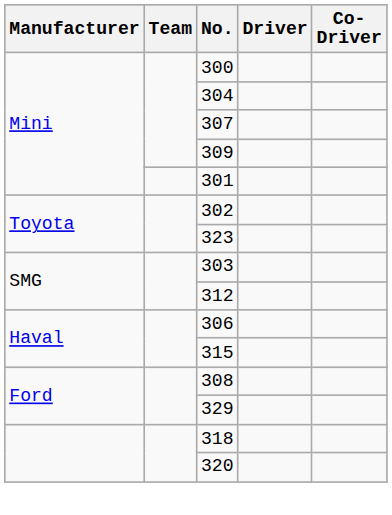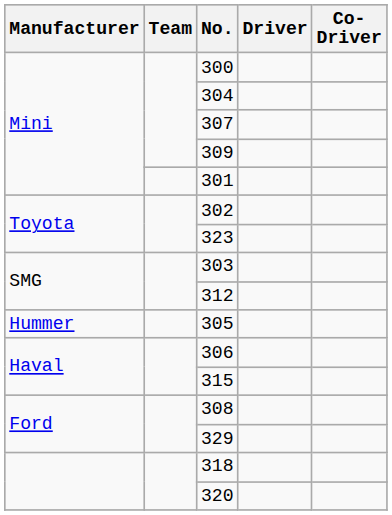+ row: (217, 324)
